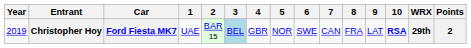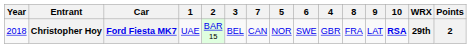columns swapped: (258, 12) <-> (331, 12)
(17, 31) 2019 -> (17, 31) 2018
(235, 31) lightblue background -> (235, 31) no background
